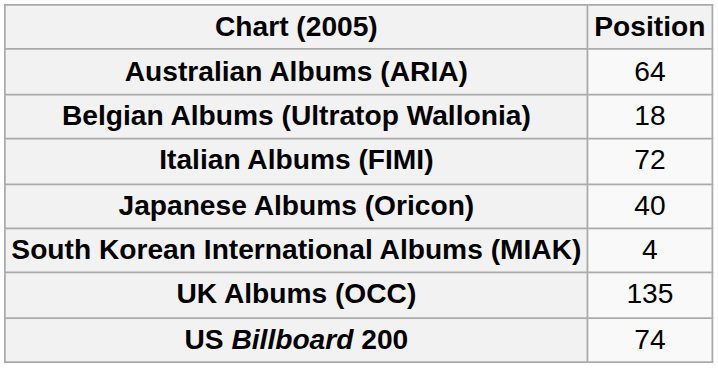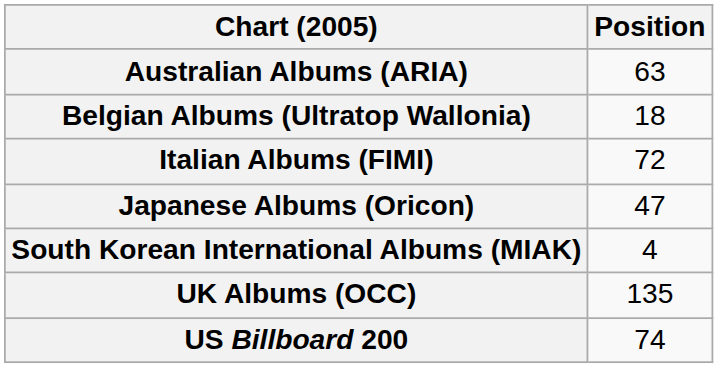(650, 71) 64 -> (650, 71) 63
(650, 205) 40 -> (650, 205) 47
